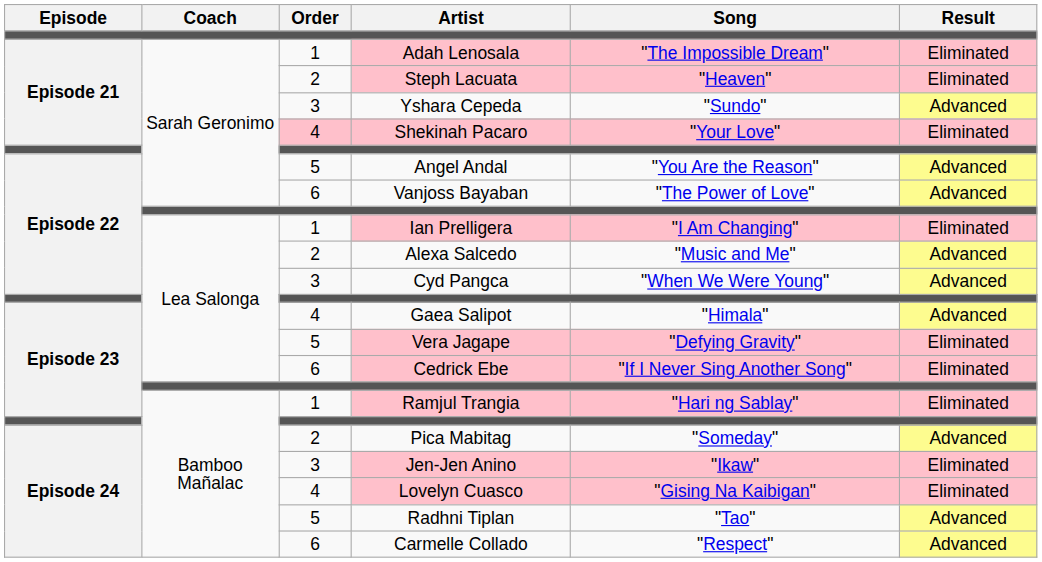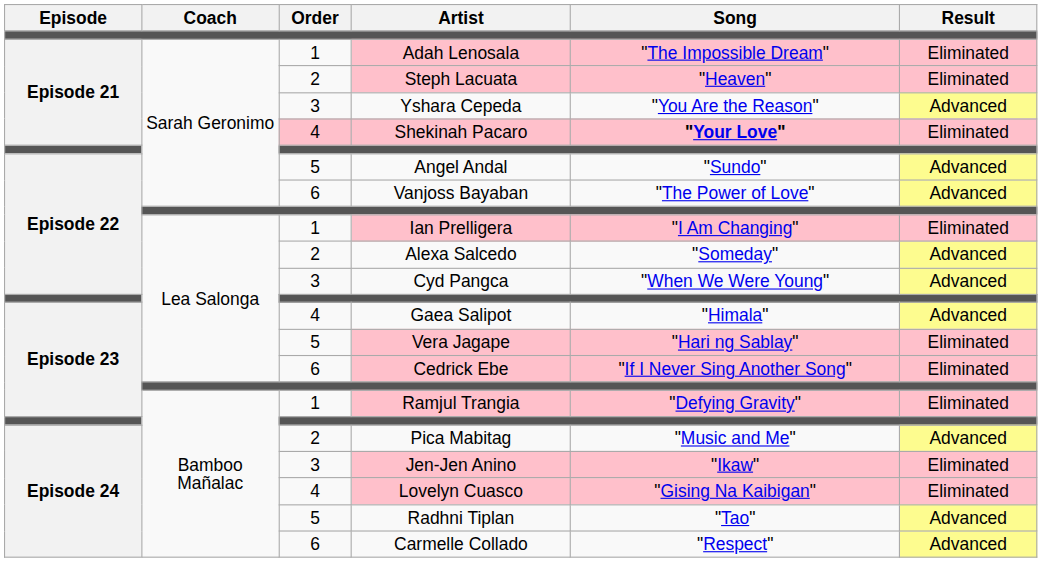(735, 106) "Sundo" -> (735, 106) "You Are the Reason"
(735, 132) normal -> (735, 132) bold
(735, 167) "You Are the Reason" -> (735, 167) "Sundo"
(735, 254) "Music and Me" -> (735, 254) "Someday"
(735, 342) "Defying Gravity" -> (735, 342) "Hari ng Sablay"
(735, 403) "Hari ng Sablay" -> (735, 403) "Defying Gravity"
(735, 438) "Someday" -> (735, 438) "Music and Me"
